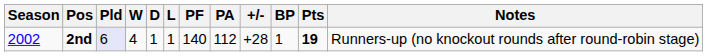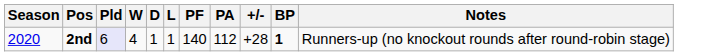- column: (313, 16)
(24, 39) 2002 -> (24, 39) 2020
(279, 39) normal -> (279, 39) bold
